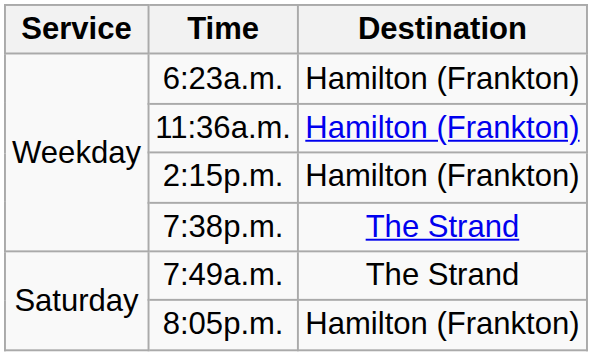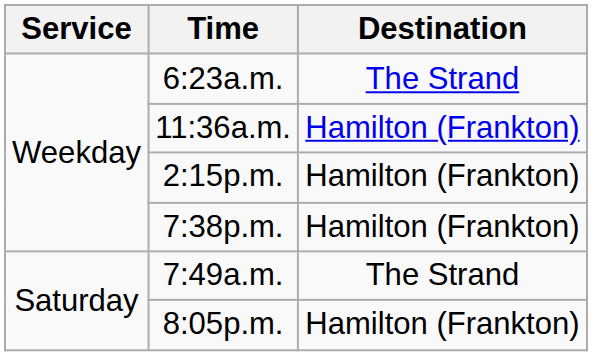(442, 78) Hamilton (Frankton) -> (442, 78) The Strand
(442, 226) The Strand -> (442, 226) Hamilton (Frankton)
